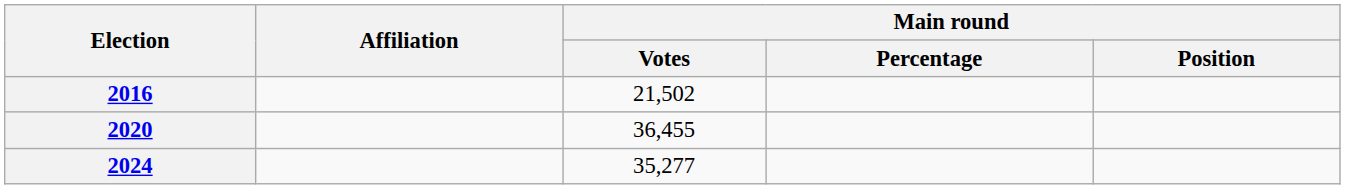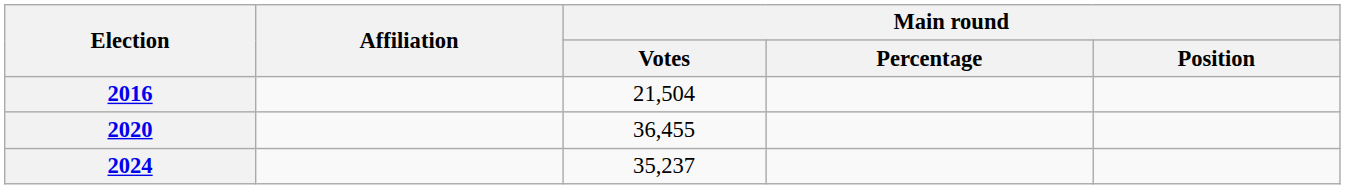(664, 93) 21,502 -> (664, 93) 21,504
(664, 165) 35,277 -> (664, 165) 35,237
